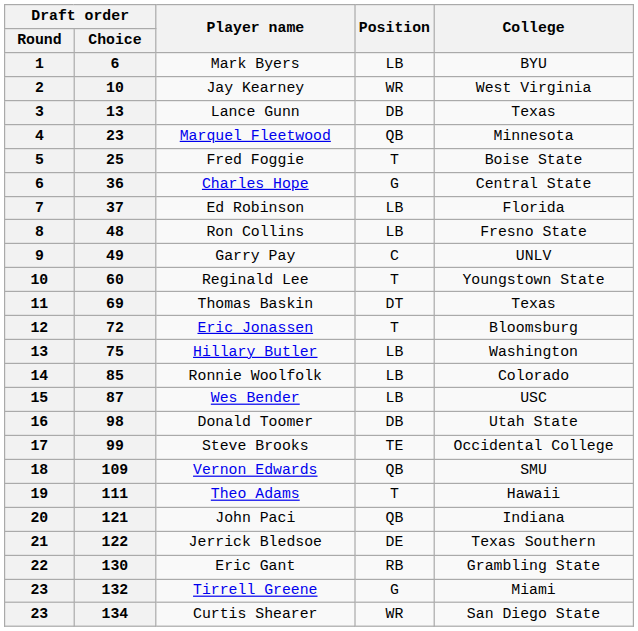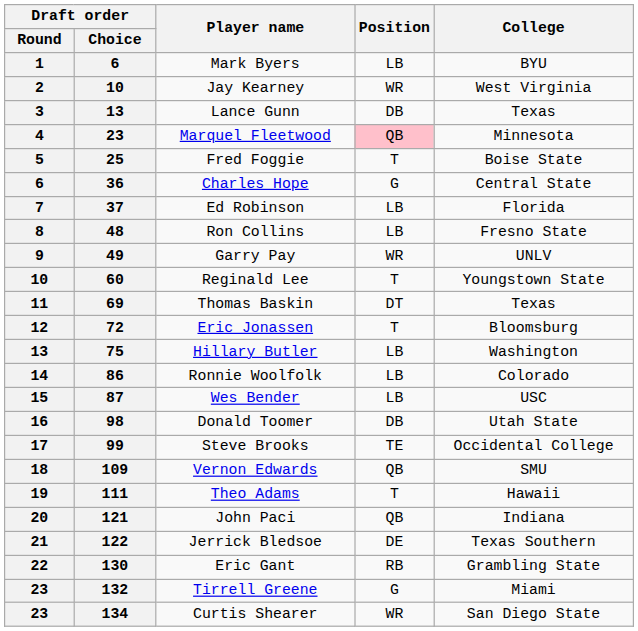(394, 137) no background -> (394, 137) pink background
(394, 256) C -> (394, 256) WR
(115, 376) 85 -> (115, 376) 86
